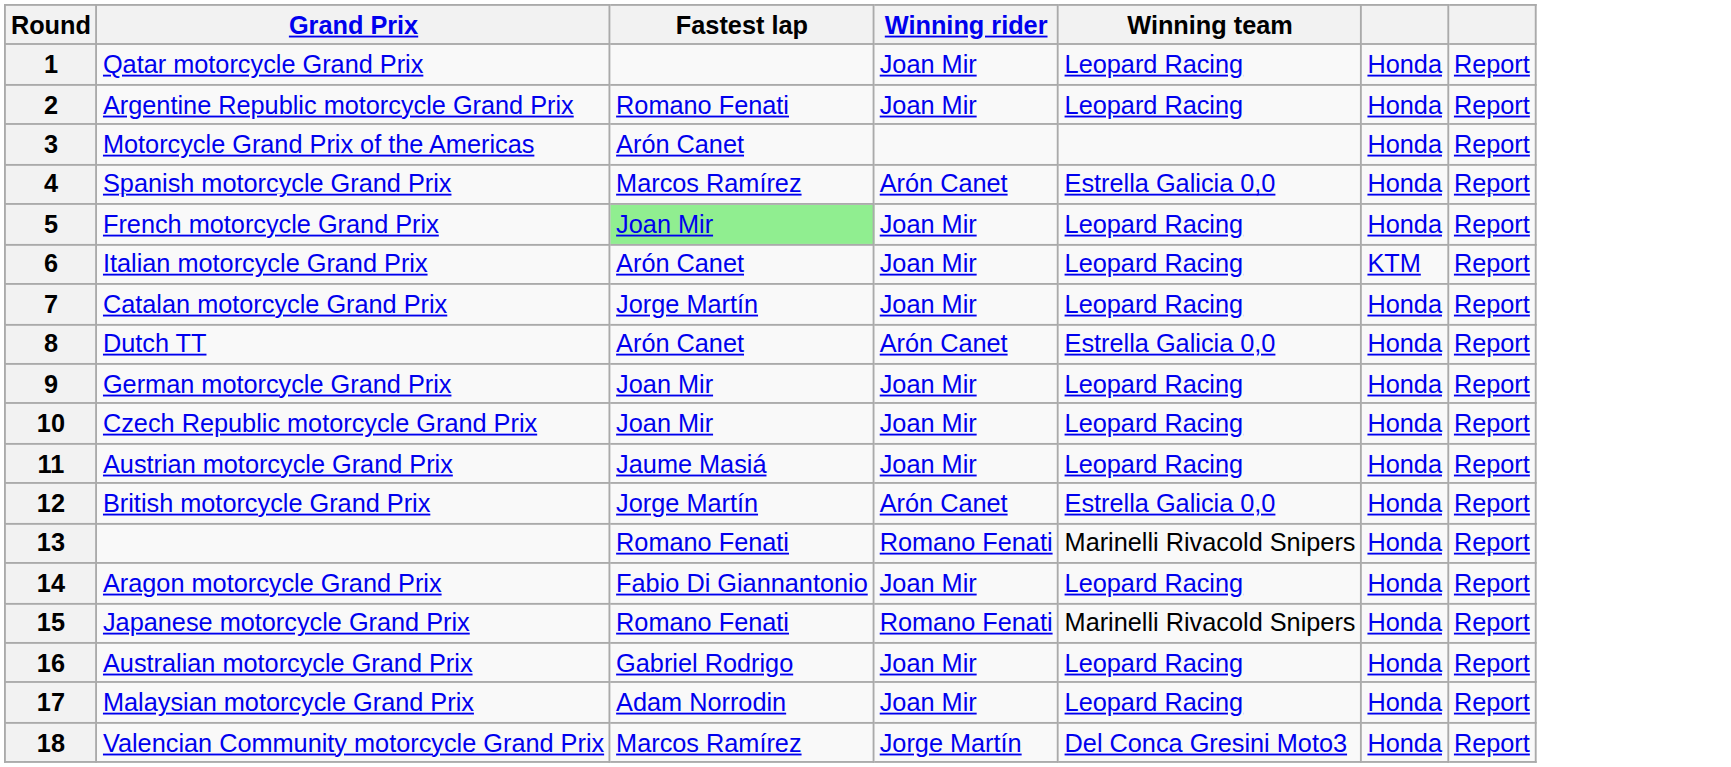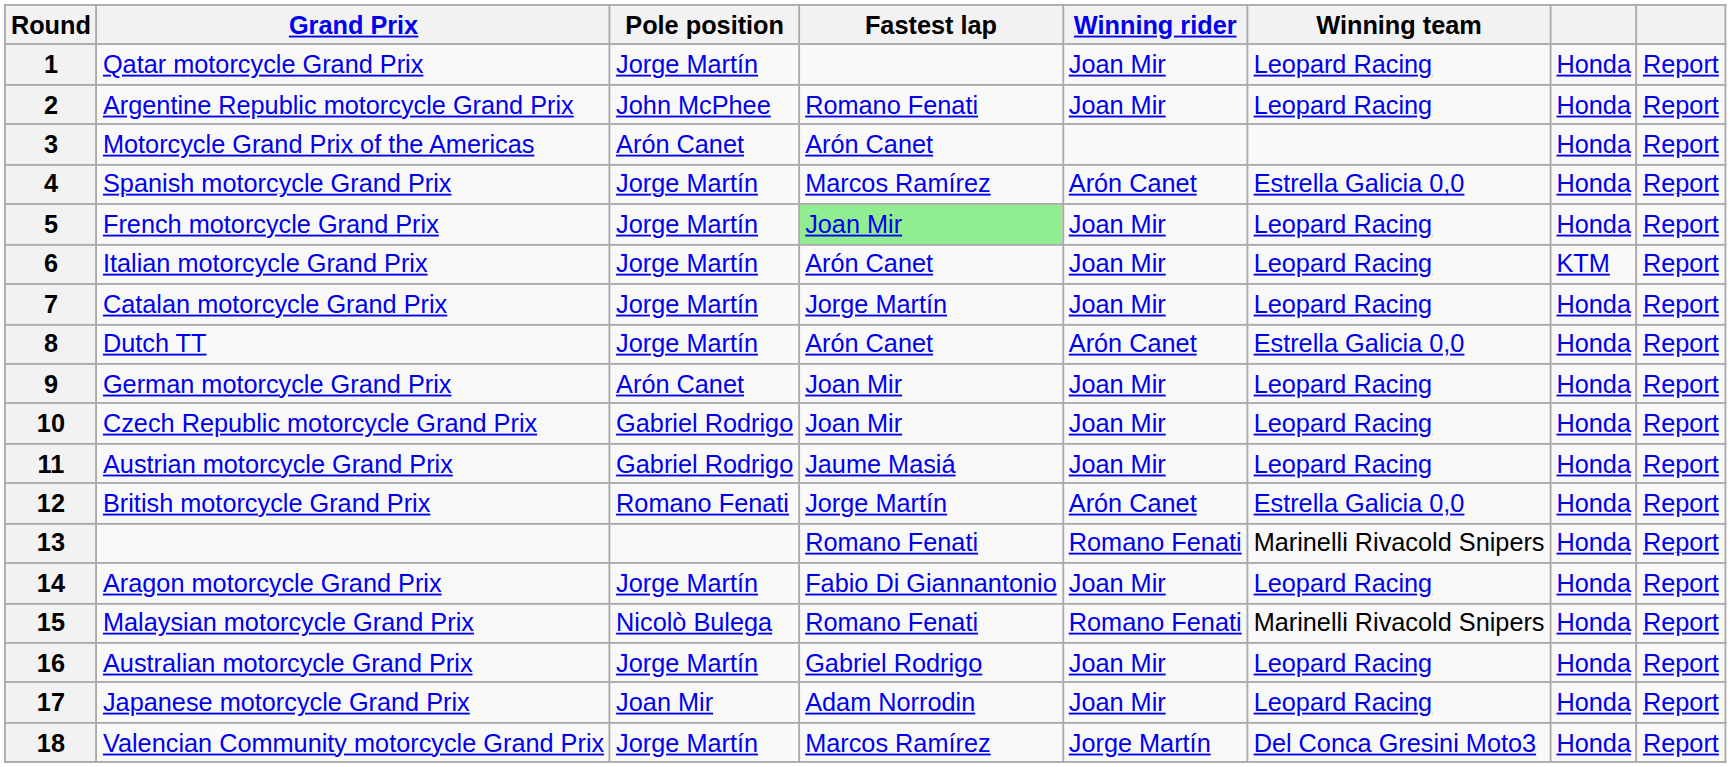+ column: (705, 24)
(286, 623) Japanese motorcycle Grand Prix -> (288, 623) Malaysian motorcycle Grand Prix
(288, 702) Malaysian motorcycle Grand Prix -> (286, 702) Japanese motorcycle Grand Prix
